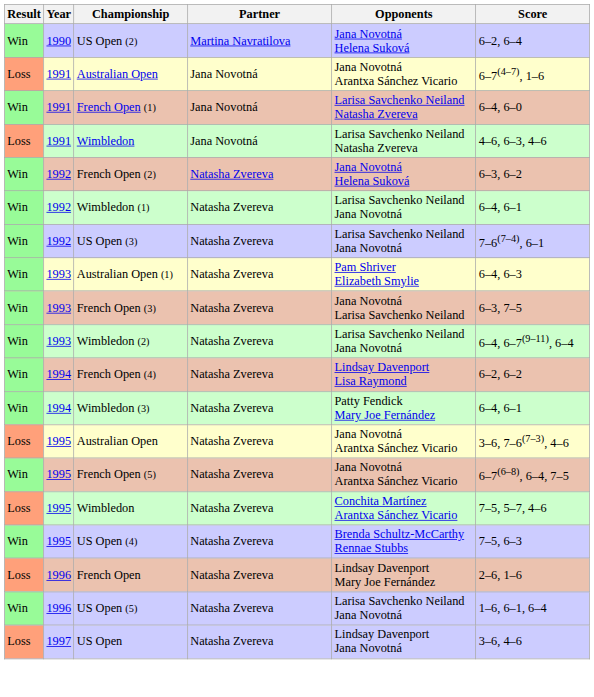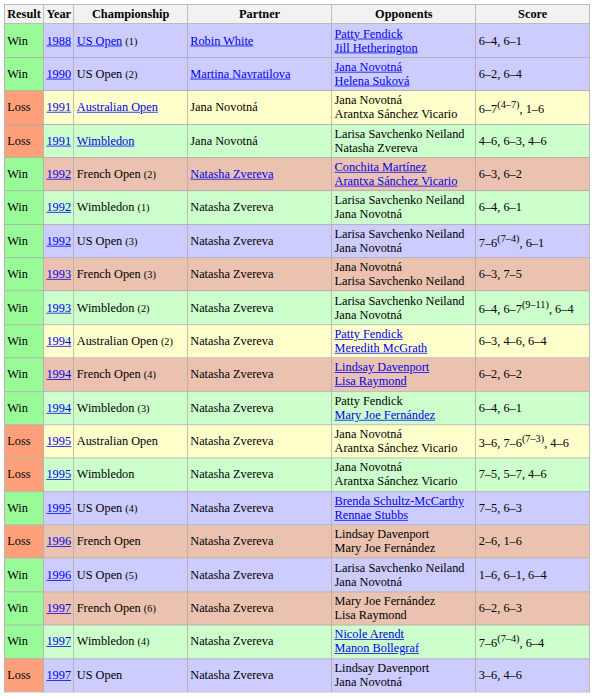+ row: (59, 40)
- row: (59, 107)
(372, 174) Jana Novotná Helena Suková -> (396, 174) Conchita Martínez Arantxa Sánchez Vicario
- row: (59, 274)
+ row: (59, 341)
- row: (59, 474)
(396, 508) Conchita Martínez Arantxa Sánchez Vicario -> (396, 474) Jana Novotná Arantxa Sánchez Vicario
+ row: (59, 608)
+ row: (59, 641)
